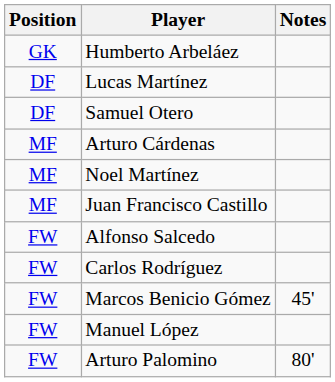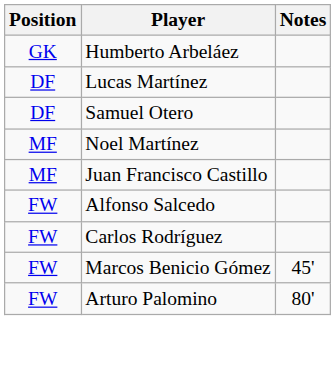- row: (150, 143)
- row: (142, 329)
